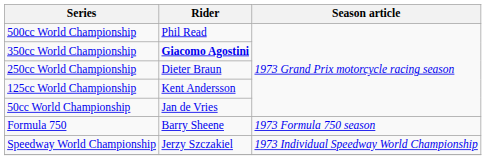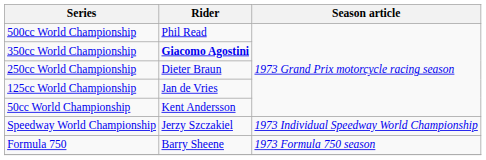(199, 88) Kent Andersson -> (190, 88) Jan de Vries
(190, 107) Jan de Vries -> (199, 107) Kent Andersson
rows swapped: (82, 144) <-> (37, 126)
